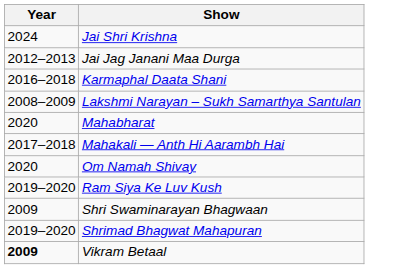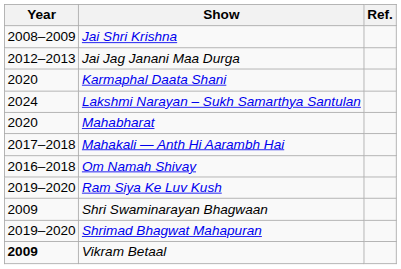+ column: (380, 15)
(23, 36) 2024 -> (42, 36) 2008–2009
(42, 79) 2016–2018 -> (23, 79) 2020
(42, 101) 2008–2009 -> (23, 101) 2024
(23, 166) 2020 -> (42, 166) 2016–2018
